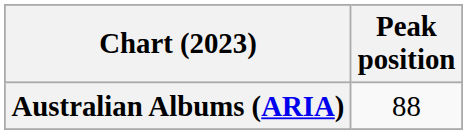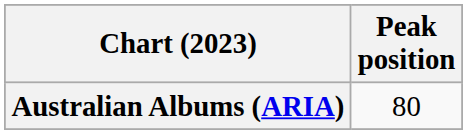(406, 105) 88 -> (406, 105) 80
